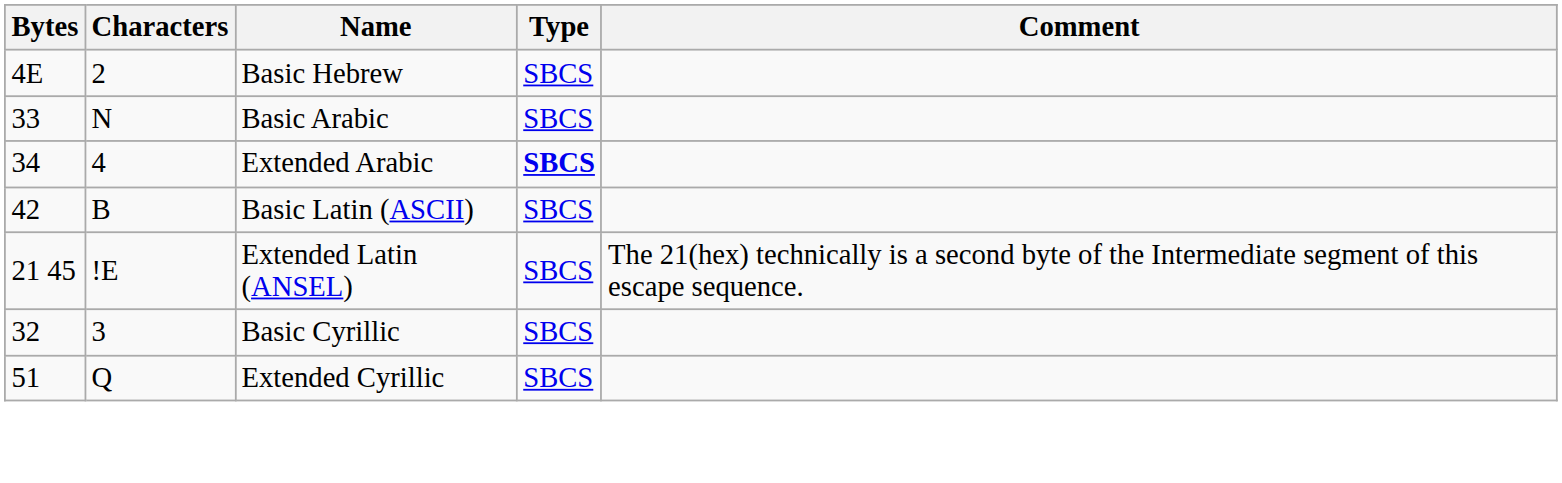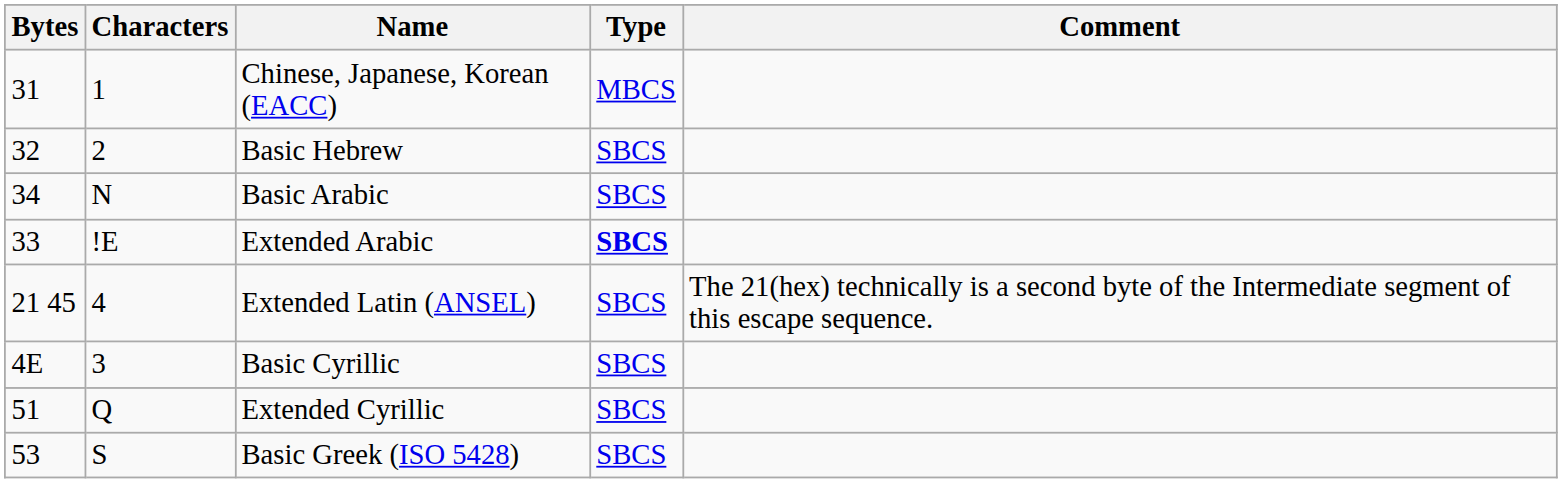+ row: (395, 88)
(27, 72) 4E -> (26, 150) 32
(26, 118) 33 -> (26, 195) 34
(26, 163) 34 -> (26, 241) 33
(99, 163) 4 -> (105, 241) !E
- row: (358, 208)
(105, 270) !E -> (99, 302) 4
(26, 331) 32 -> (27, 364) 4E
+ row: (380, 455)
